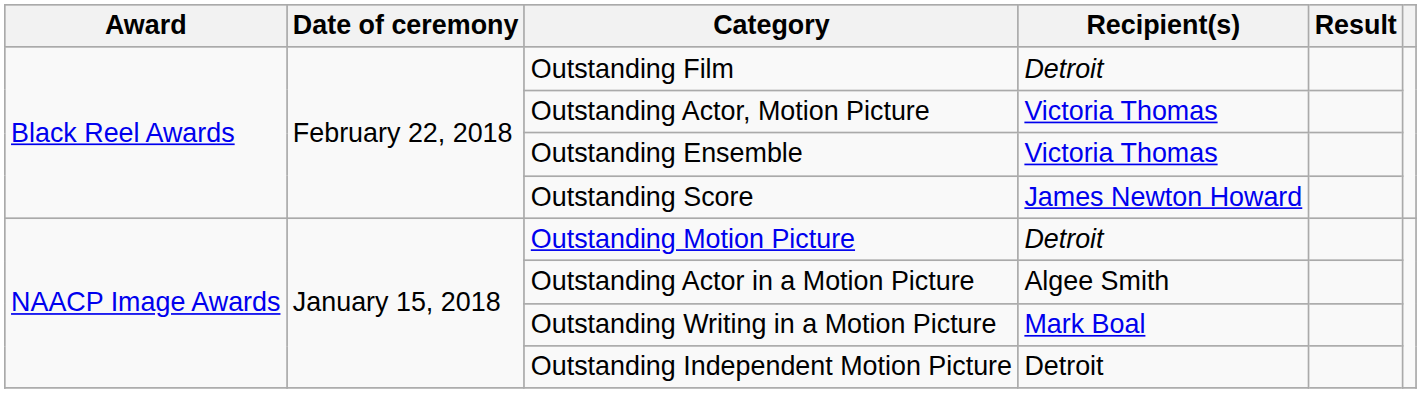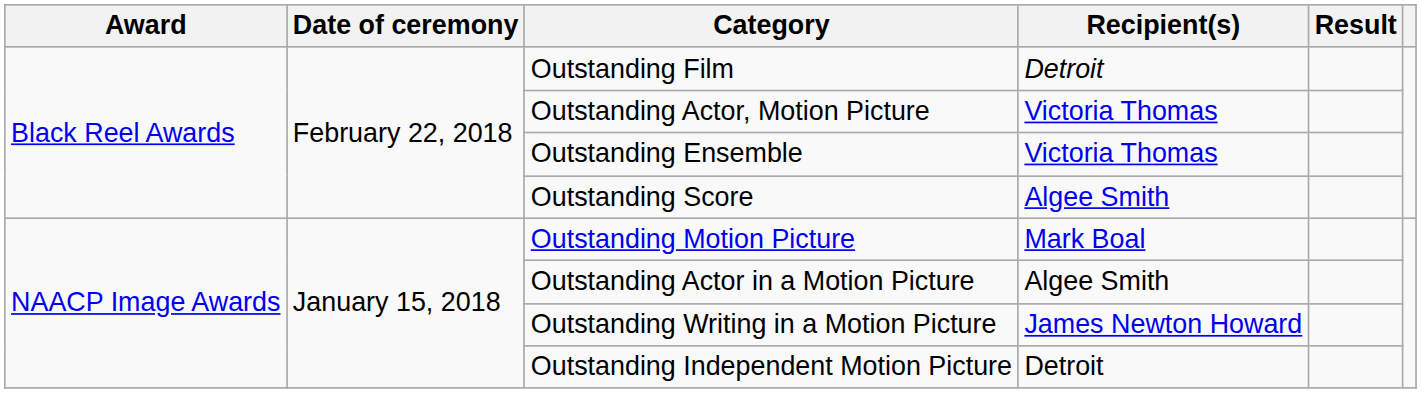(1163, 196) James Newton Howard -> (1097, 196) Algee Smith
(1064, 238) Detroit -> (1085, 238) Mark Boal
(1085, 324) Mark Boal -> (1163, 324) James Newton Howard
